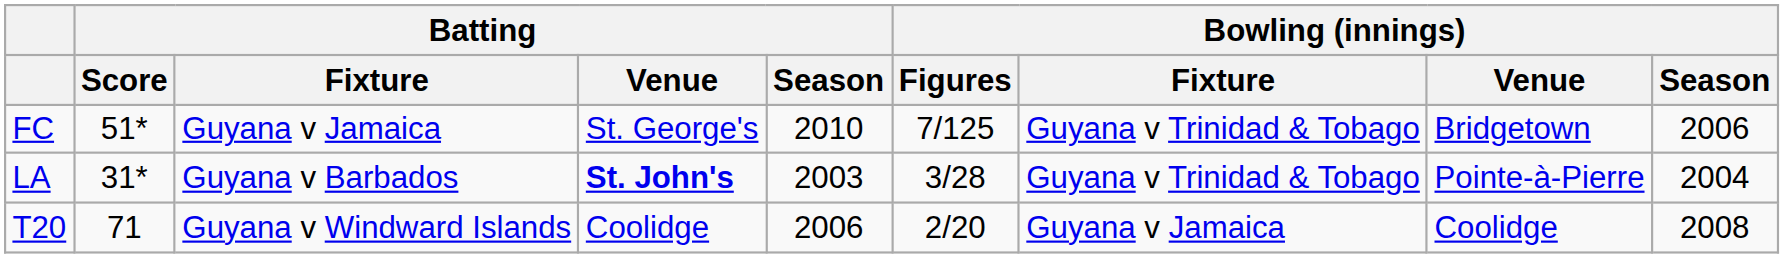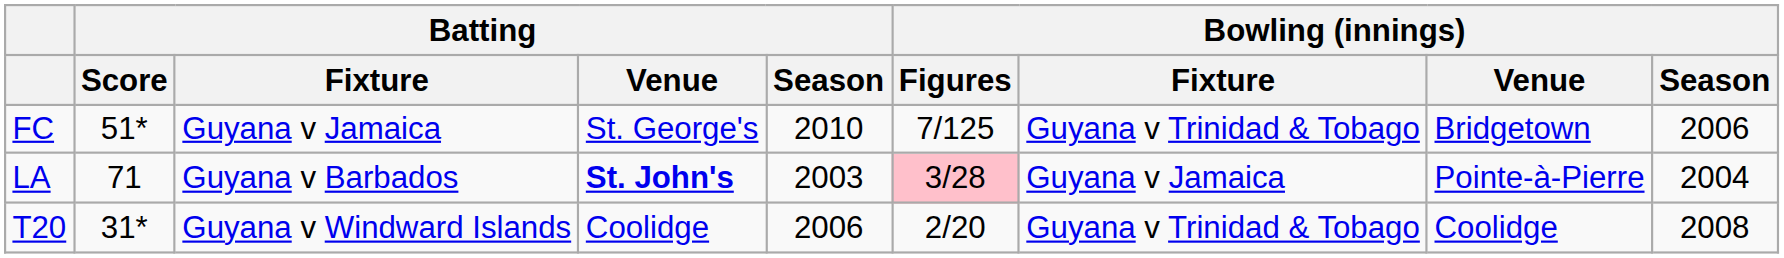(124, 178) 31* -> (124, 178) 71
(955, 178) no background -> (955, 178) pink background
(1223, 178) Guyana v Trinidad & Tobago -> (1156, 178) Guyana v Jamaica
(124, 228) 71 -> (124, 228) 31*
(1156, 228) Guyana v Jamaica -> (1223, 228) Guyana v Trinidad & Tobago
